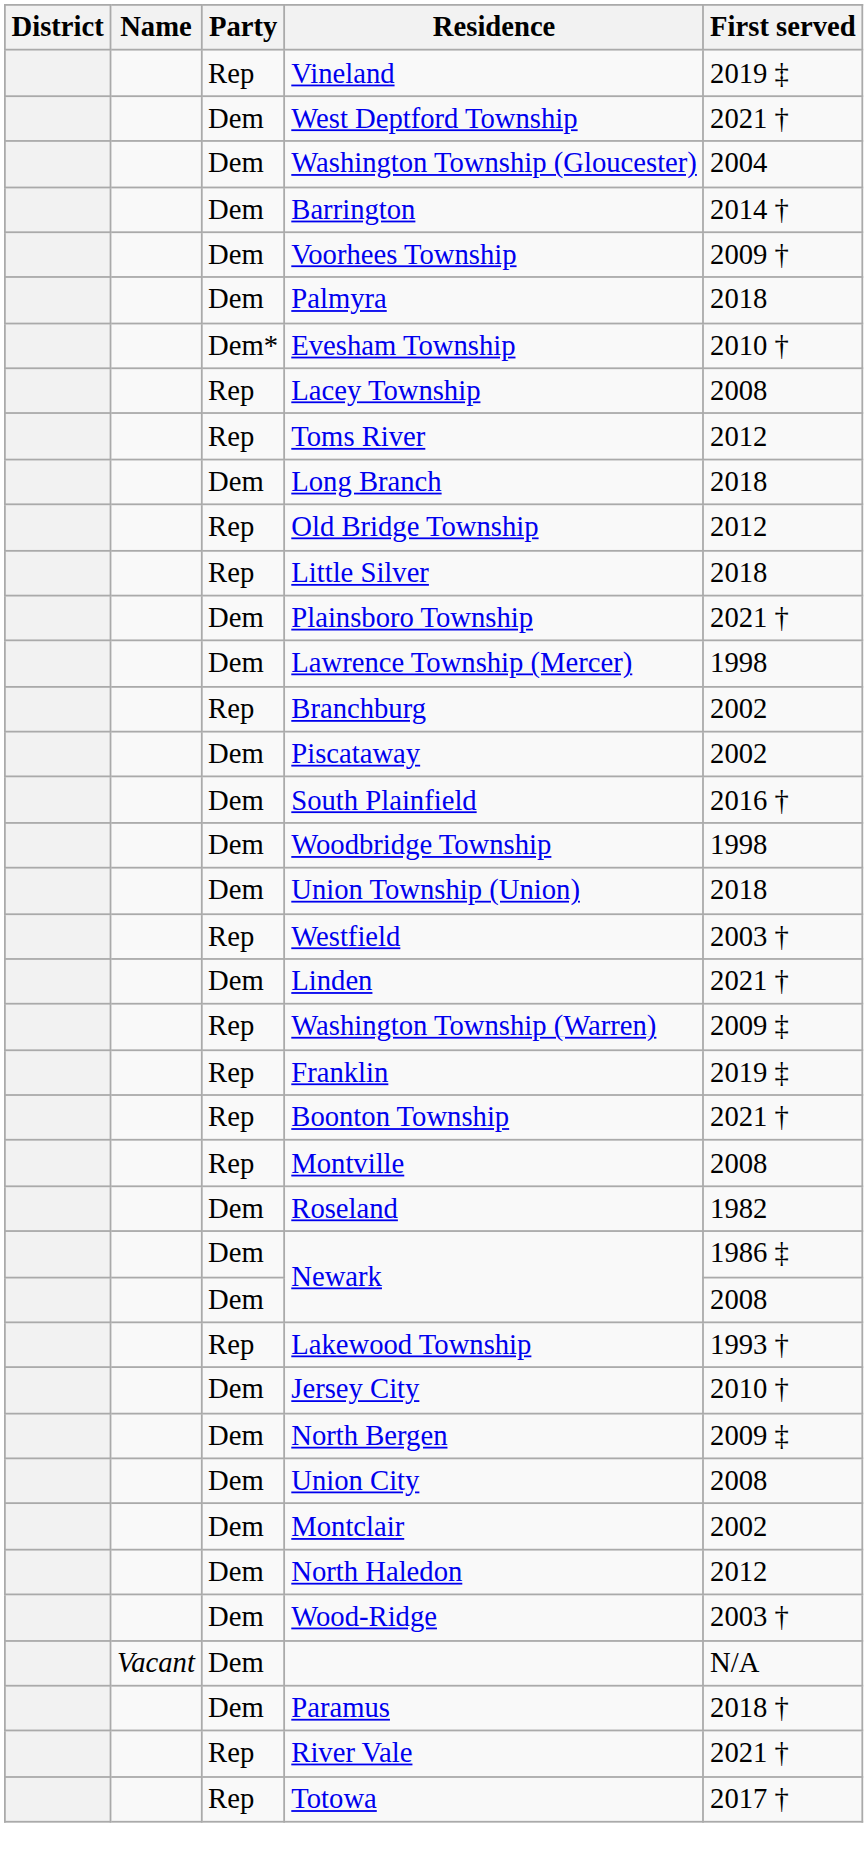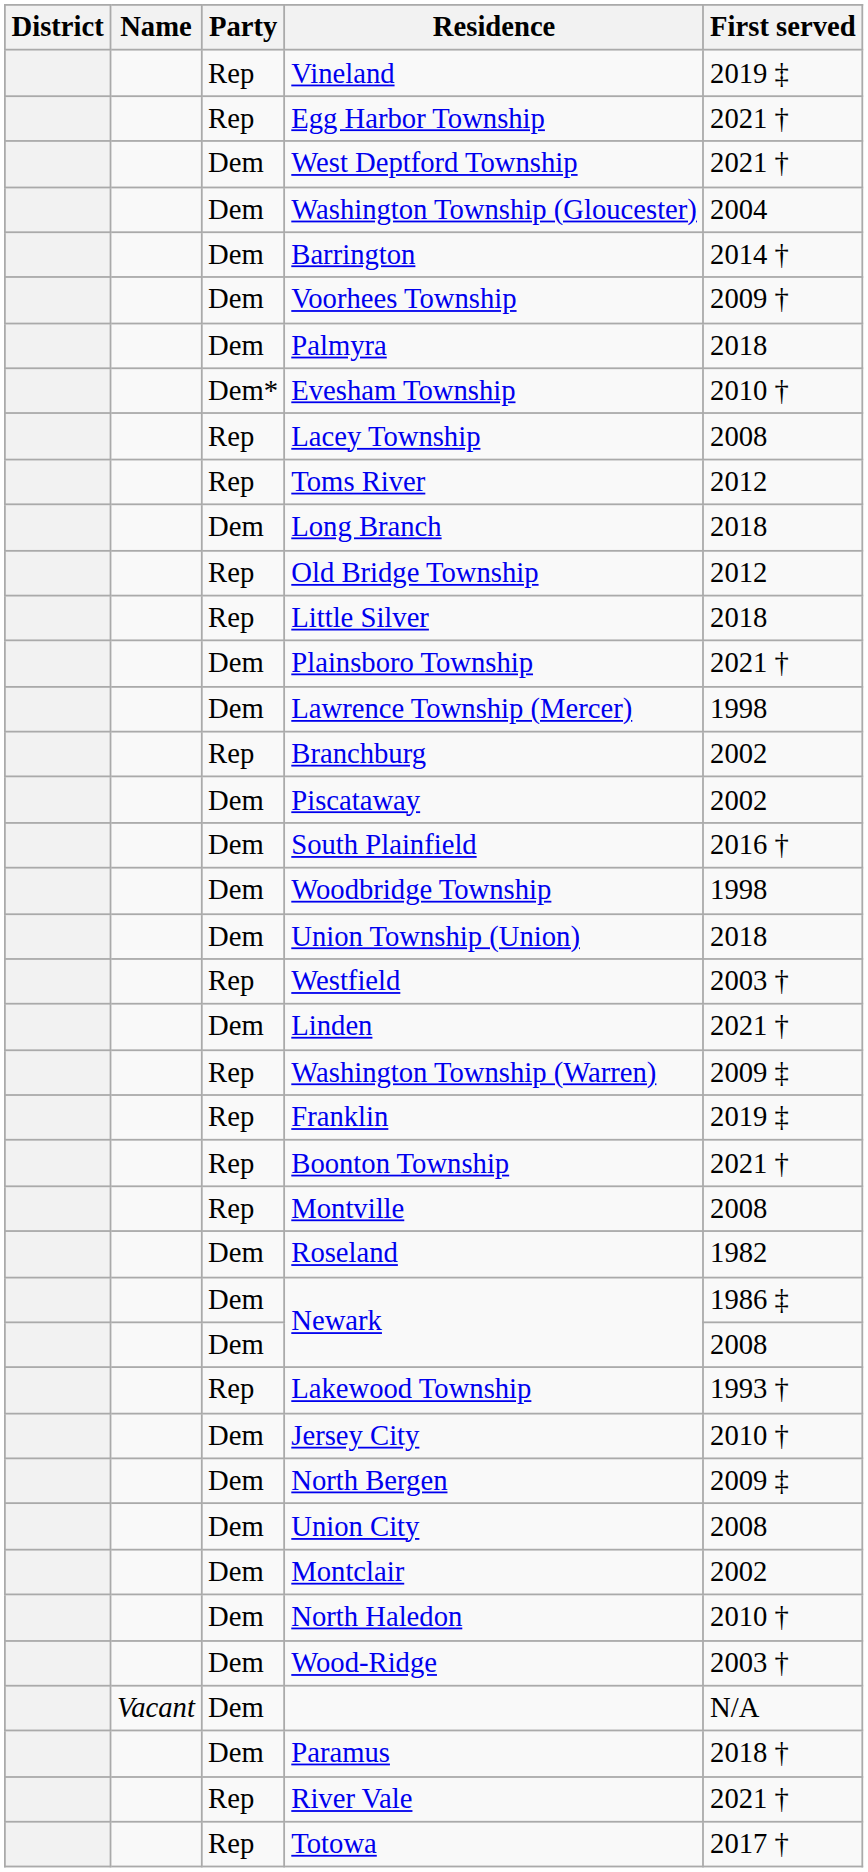+ row: (231, 118)
(739, 1571) 2012 -> (749, 1616) 2010 †
